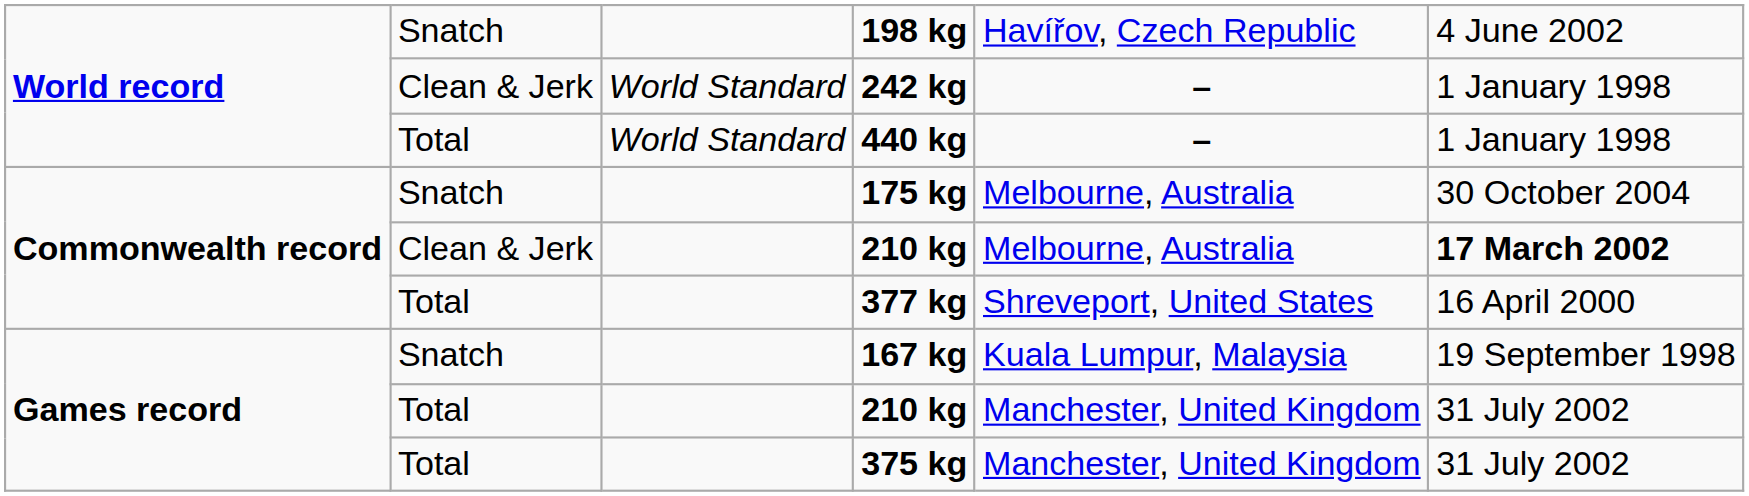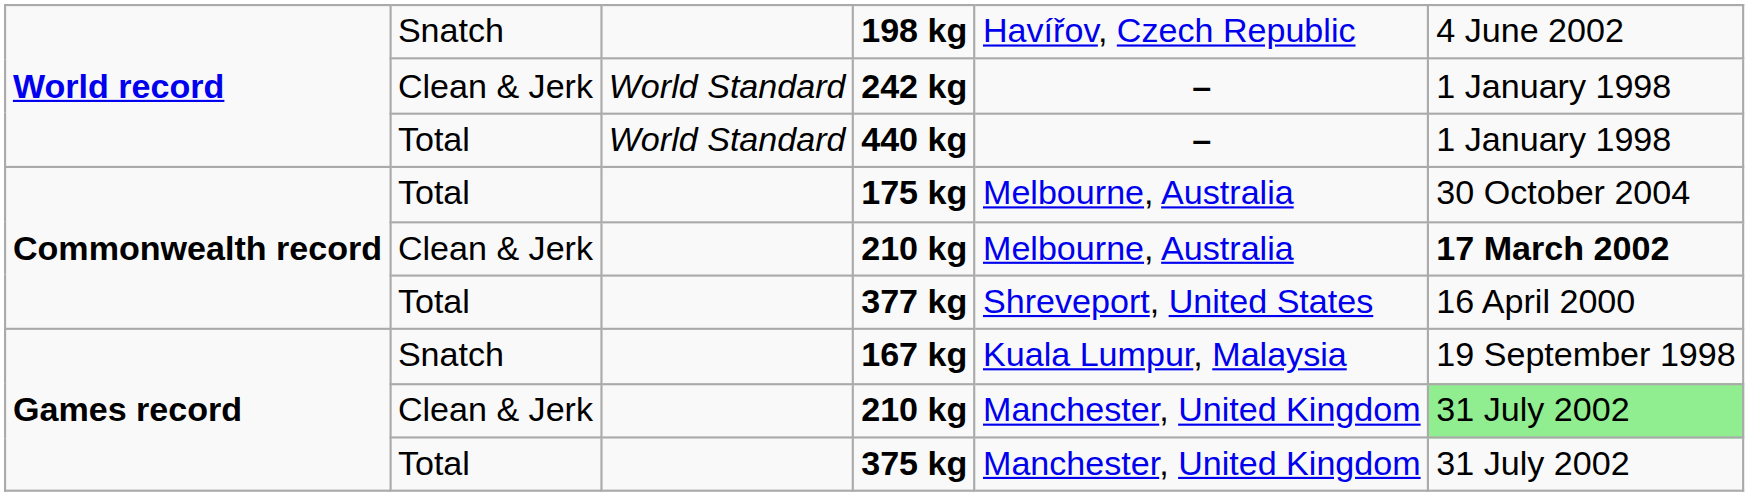(451, 193) Snatch -> (434, 193) Total
(434, 409) Total -> (495, 409) Clean & Jerk
(1533, 409) no background -> (1533, 409) lightgreen background
